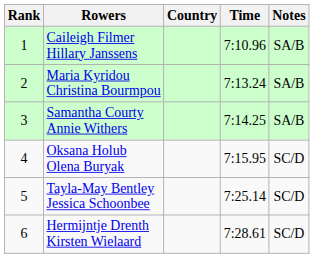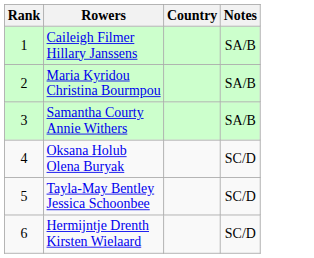- column: (245, 15)
